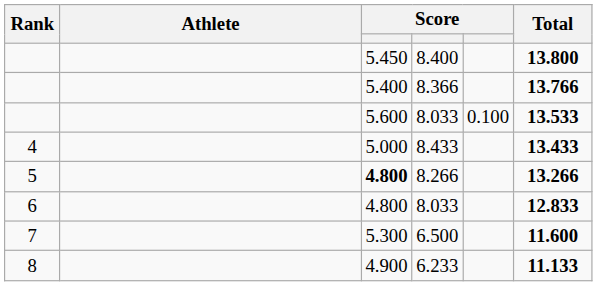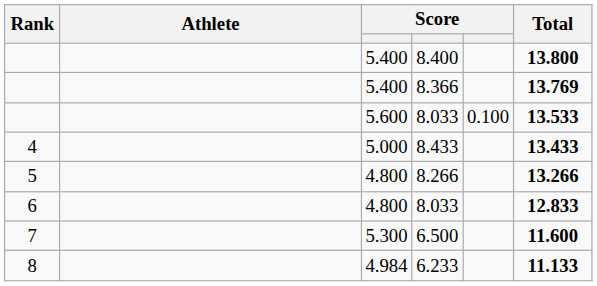(387, 57) 5.450 -> (387, 57) 5.400
(553, 87) 13.766 -> (553, 87) 13.769
(387, 176) bold -> (387, 176) normal
(387, 265) 4.900 -> (387, 265) 4.984
